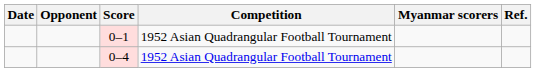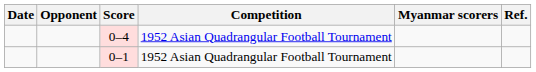rows swapped: (119, 57) <-> (119, 36)
